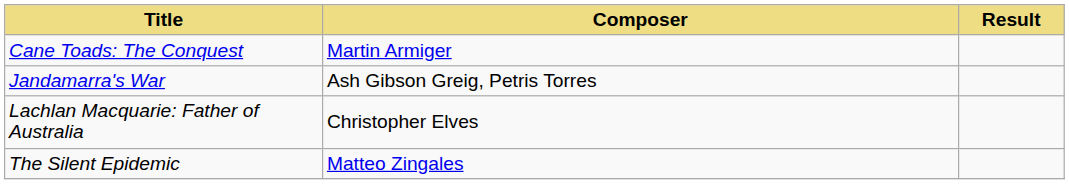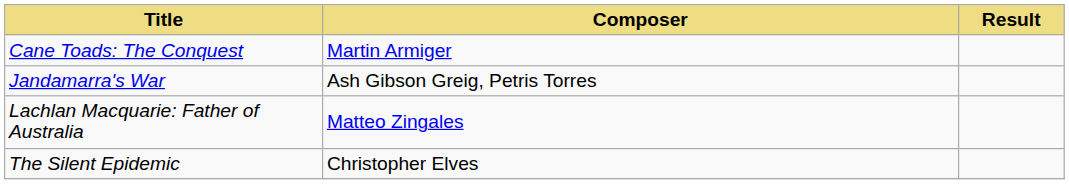(403, 121) Christopher Elves -> (395, 121) Matteo Zingales
(395, 163) Matteo Zingales -> (403, 163) Christopher Elves
